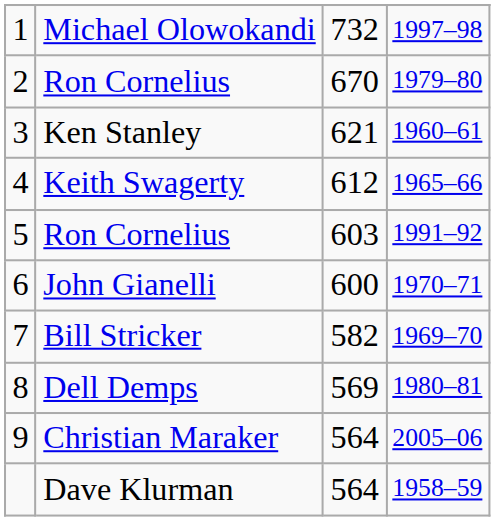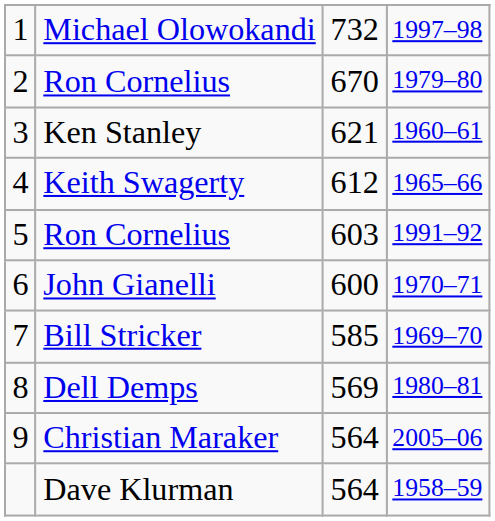(355, 336) 582 -> (355, 336) 585
